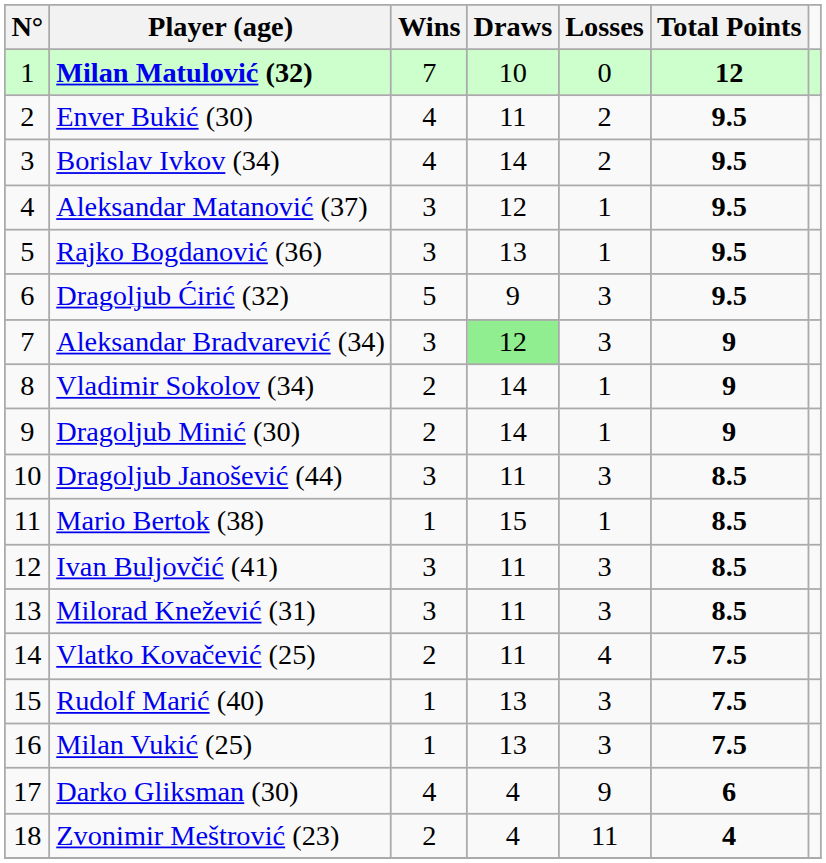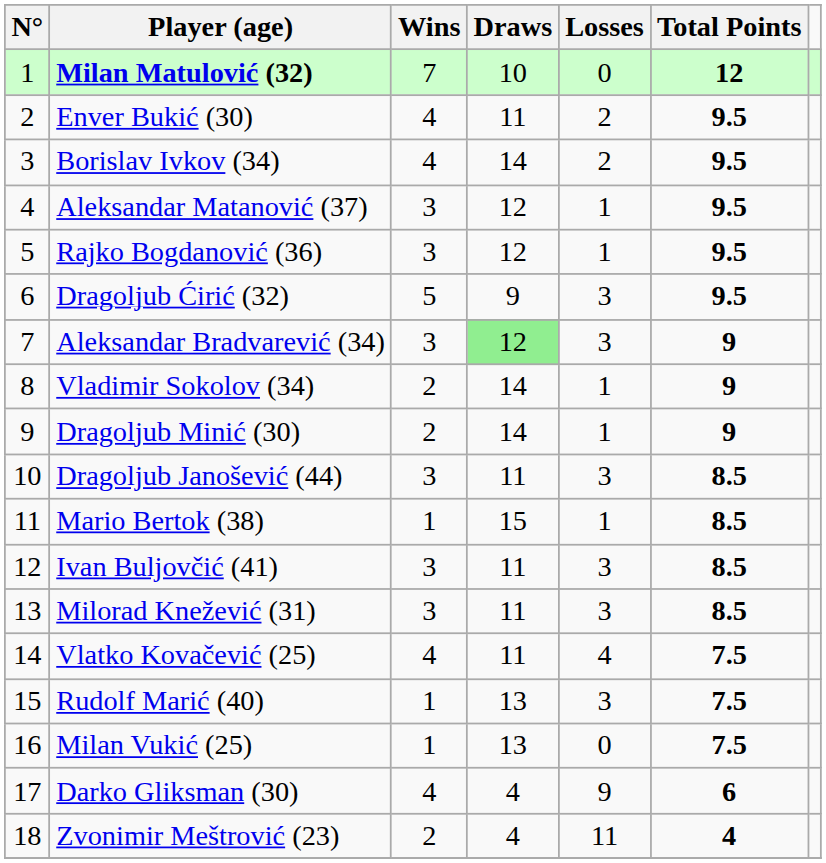(513, 251) 13 -> (513, 251) 12
(429, 655) 2 -> (429, 655) 4
(605, 745) 3 -> (605, 745) 0
